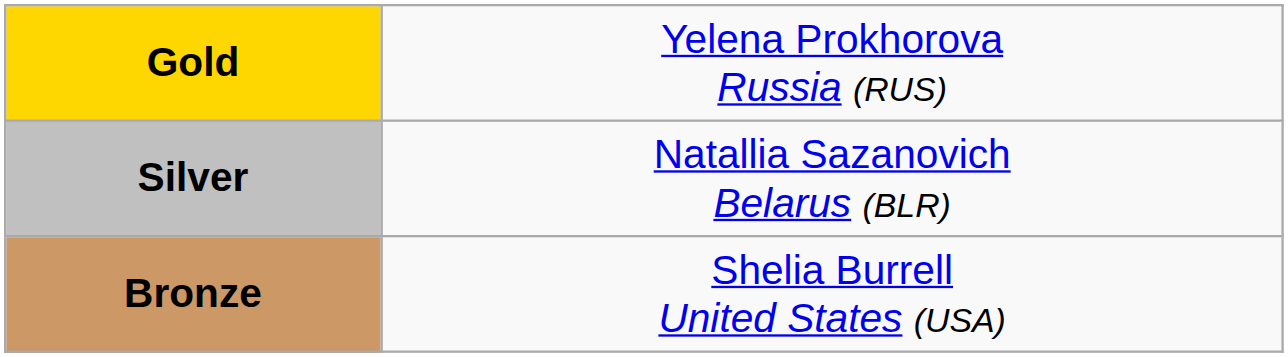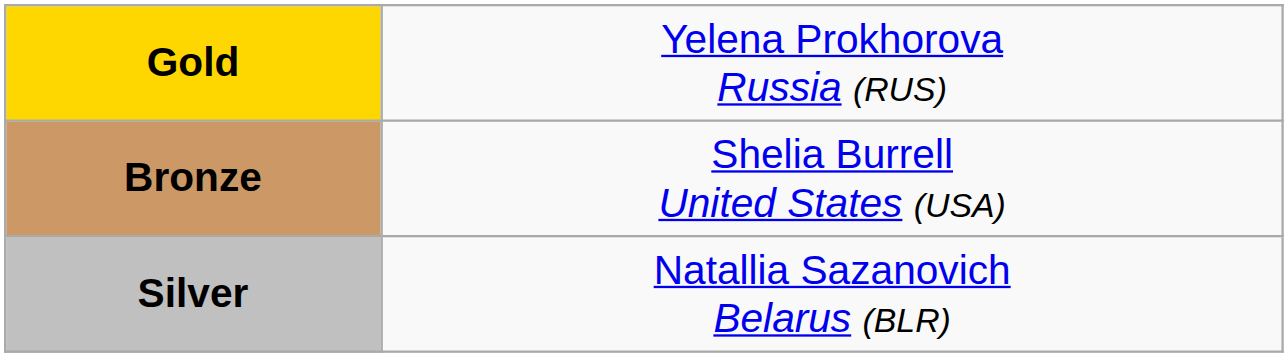rows swapped: (193, 177) <-> (193, 293)
